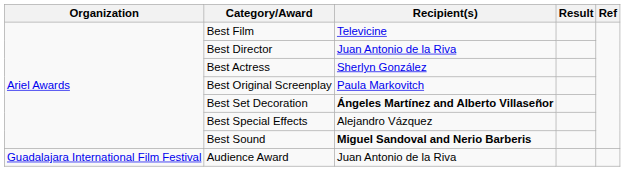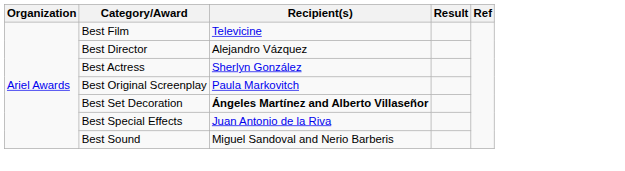(397, 49) Juan Antonio de la Riva -> (260, 49) Alejandro Vázquez
(385, 121) Alejandro Vázquez -> (272, 121) Juan Antonio de la Riva
(434, 139) bold -> (303, 139) normal
- row: (248, 157)
